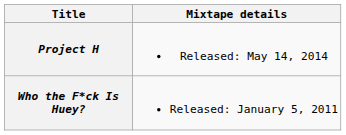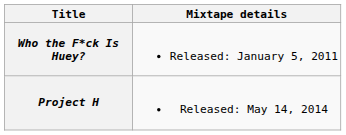rows swapped: (69, 103) <-> (69, 49)
